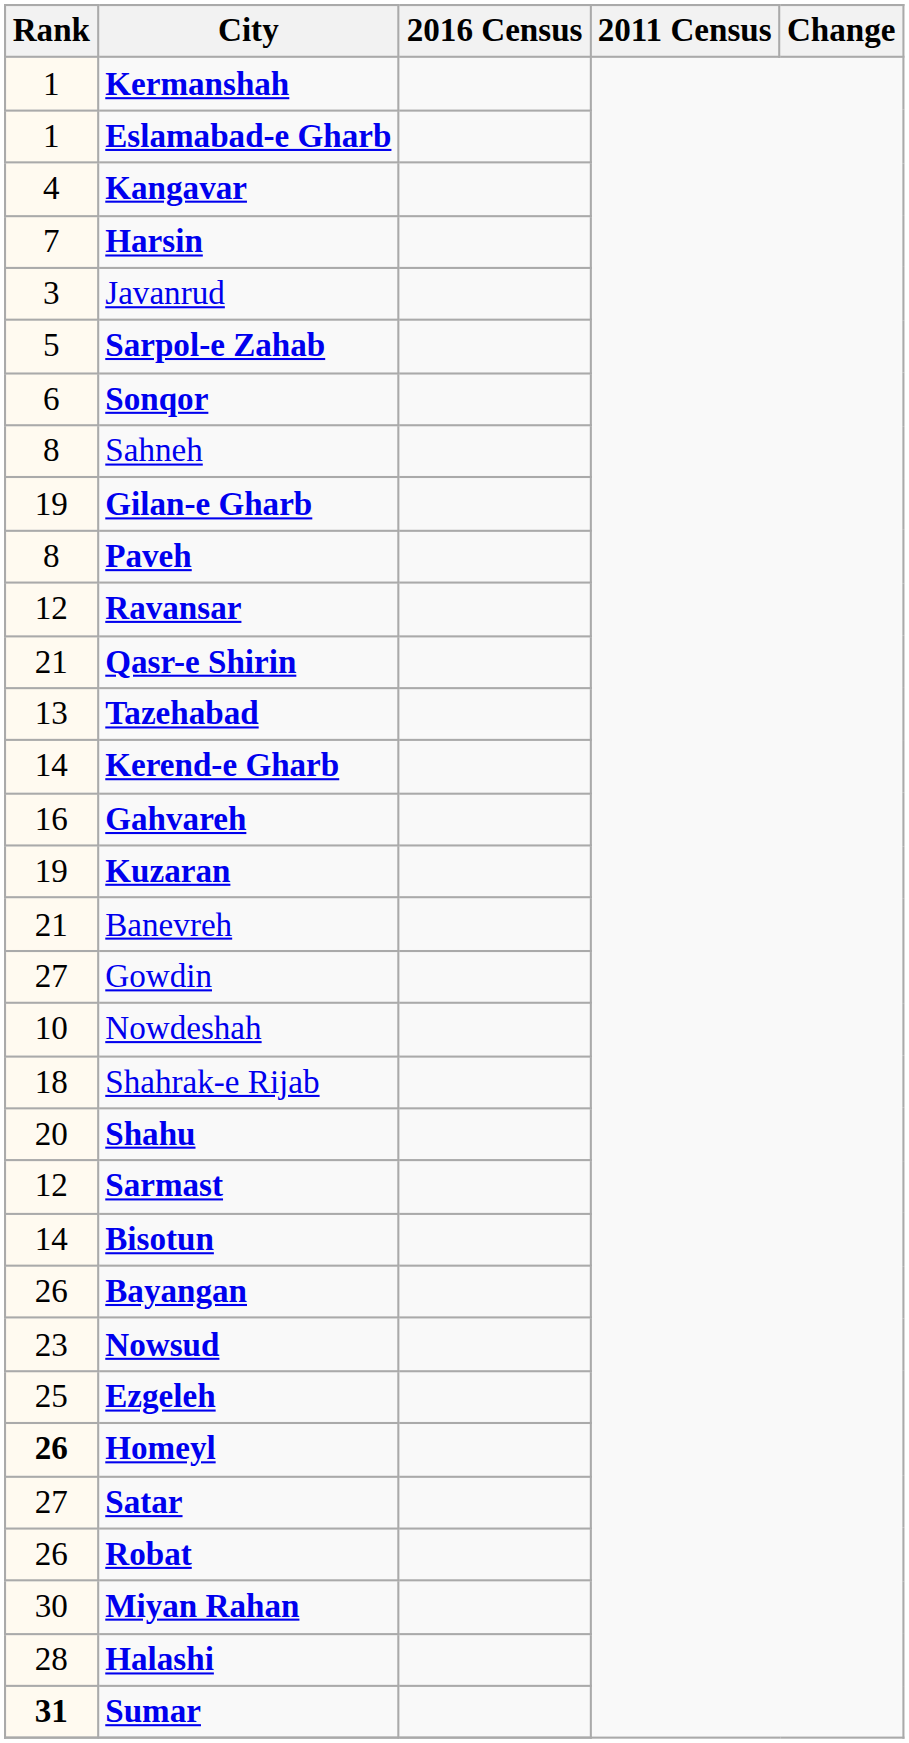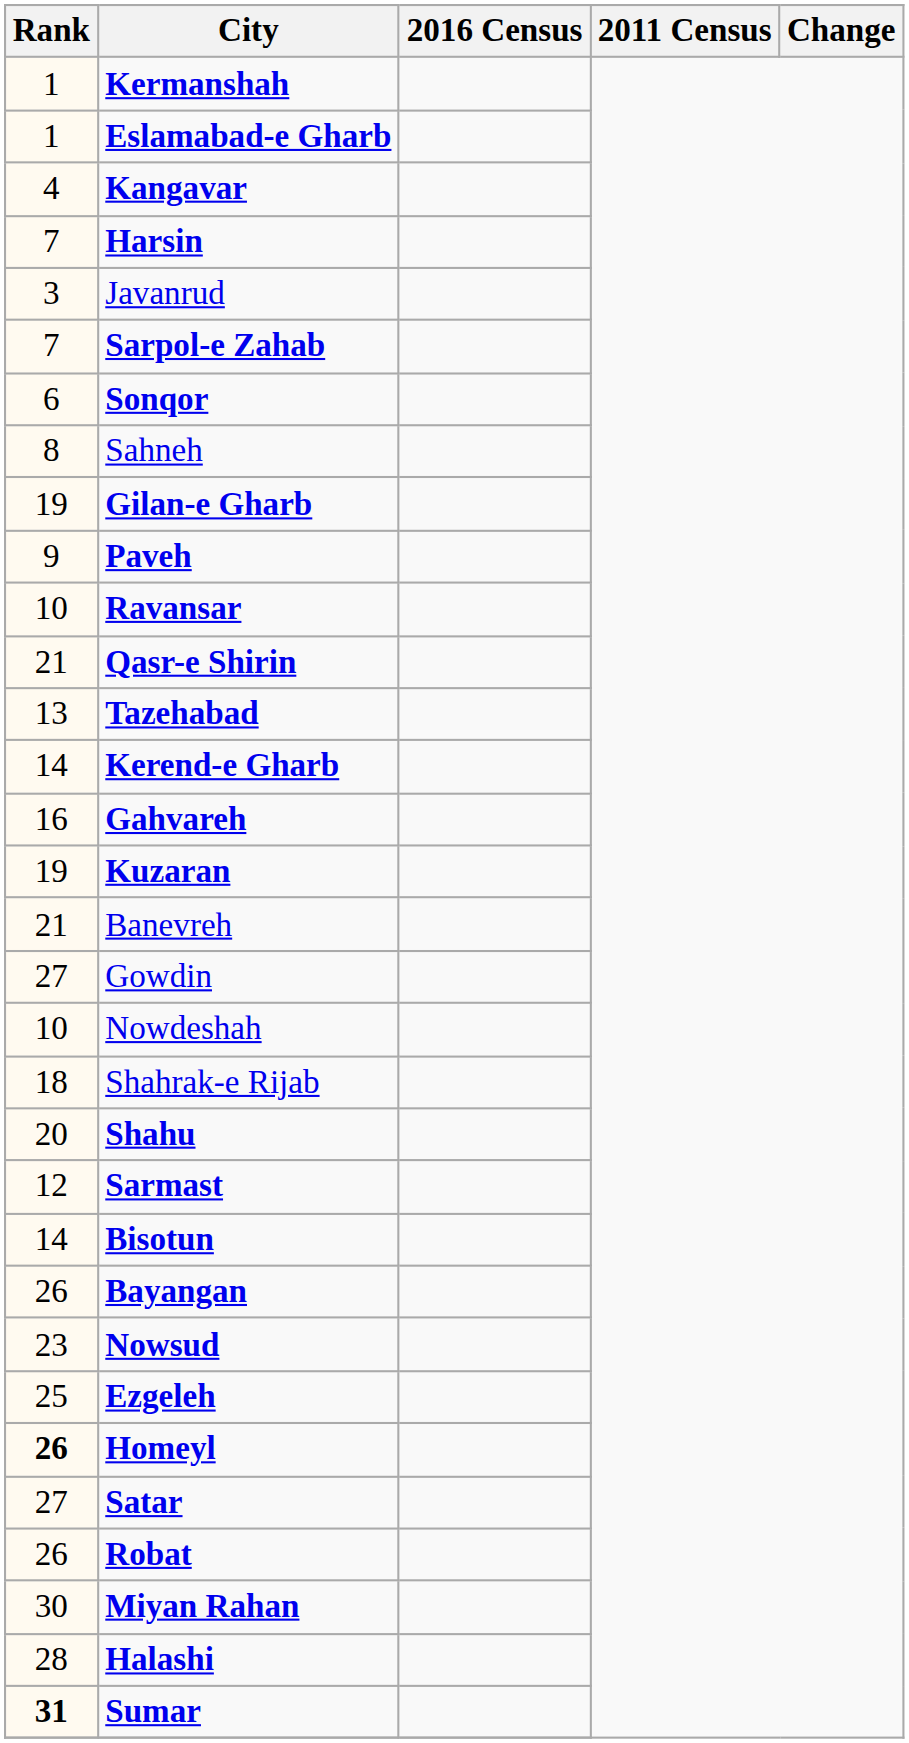(51, 345) 5 -> (51, 345) 7
(51, 556) 8 -> (51, 556) 9
(51, 608) 12 -> (51, 608) 10
